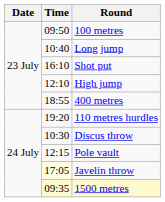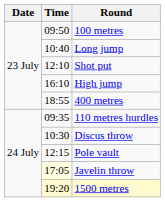(57, 65) 16:10 -> (57, 65) 12:10
(57, 83) 12:10 -> (57, 83) 16:10
(57, 118) 19:20 -> (57, 118) 09:35
(57, 188) 09:35 -> (57, 188) 19:20
